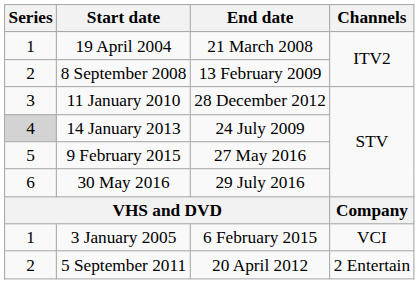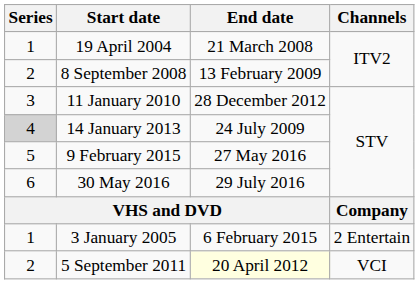(372, 237) VCI -> (372, 237) 2 Entertain
(260, 264) no background -> (260, 264) lightyellow background
(372, 264) 2 Entertain -> (372, 264) VCI
